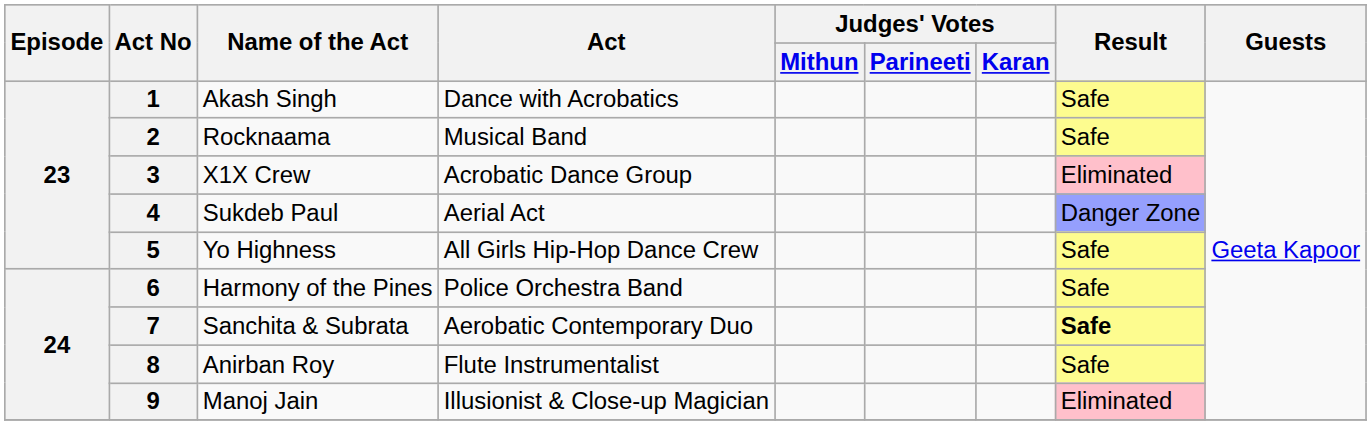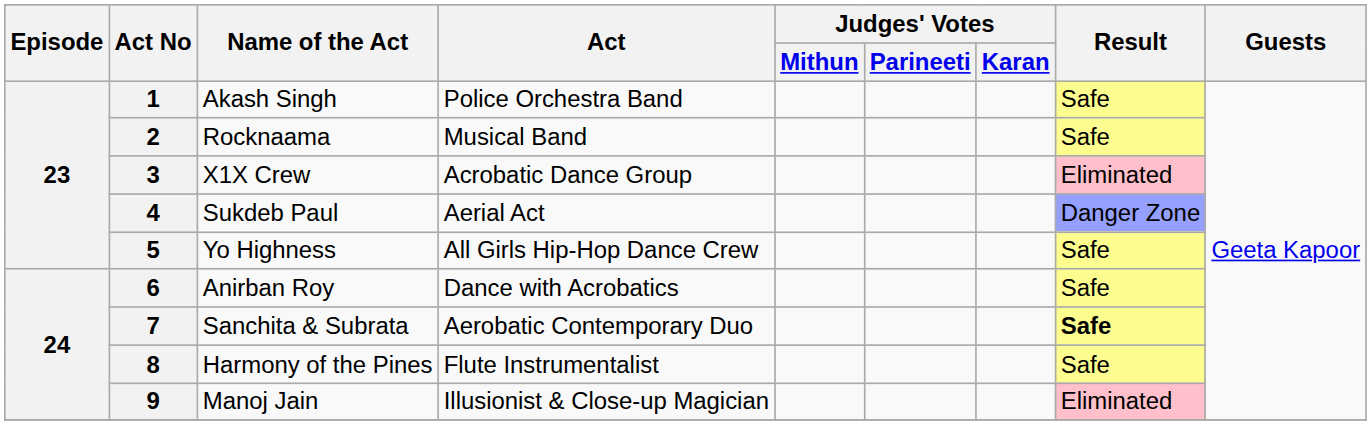(561, 100) Dance with Acrobatics -> (563, 100) Police Orchestra Band
(318, 288) Harmony of the Pines -> (268, 288) Anirban Roy
(563, 288) Police Orchestra Band -> (561, 288) Dance with Acrobatics
(268, 364) Anirban Roy -> (318, 364) Harmony of the Pines
